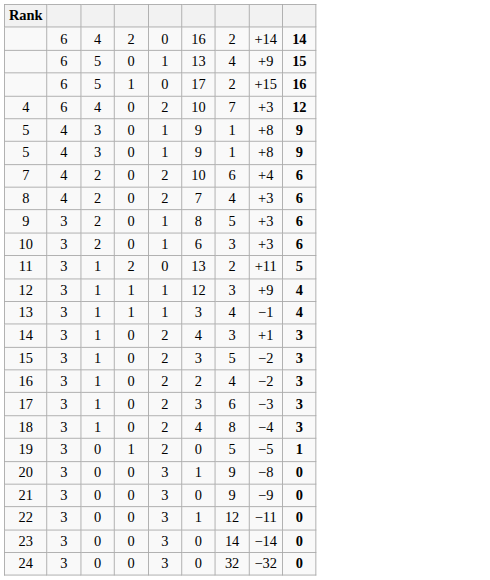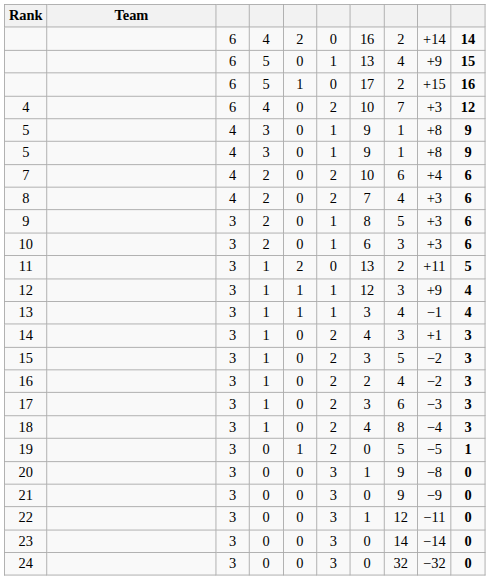+ column: (131, 15)
